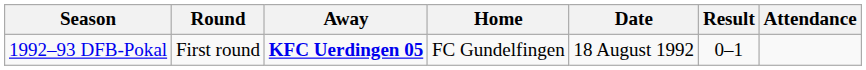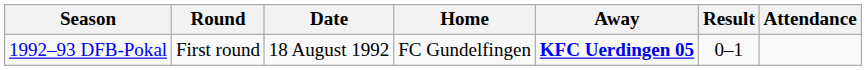columns swapped: (634, 19) <-> (346, 19)
